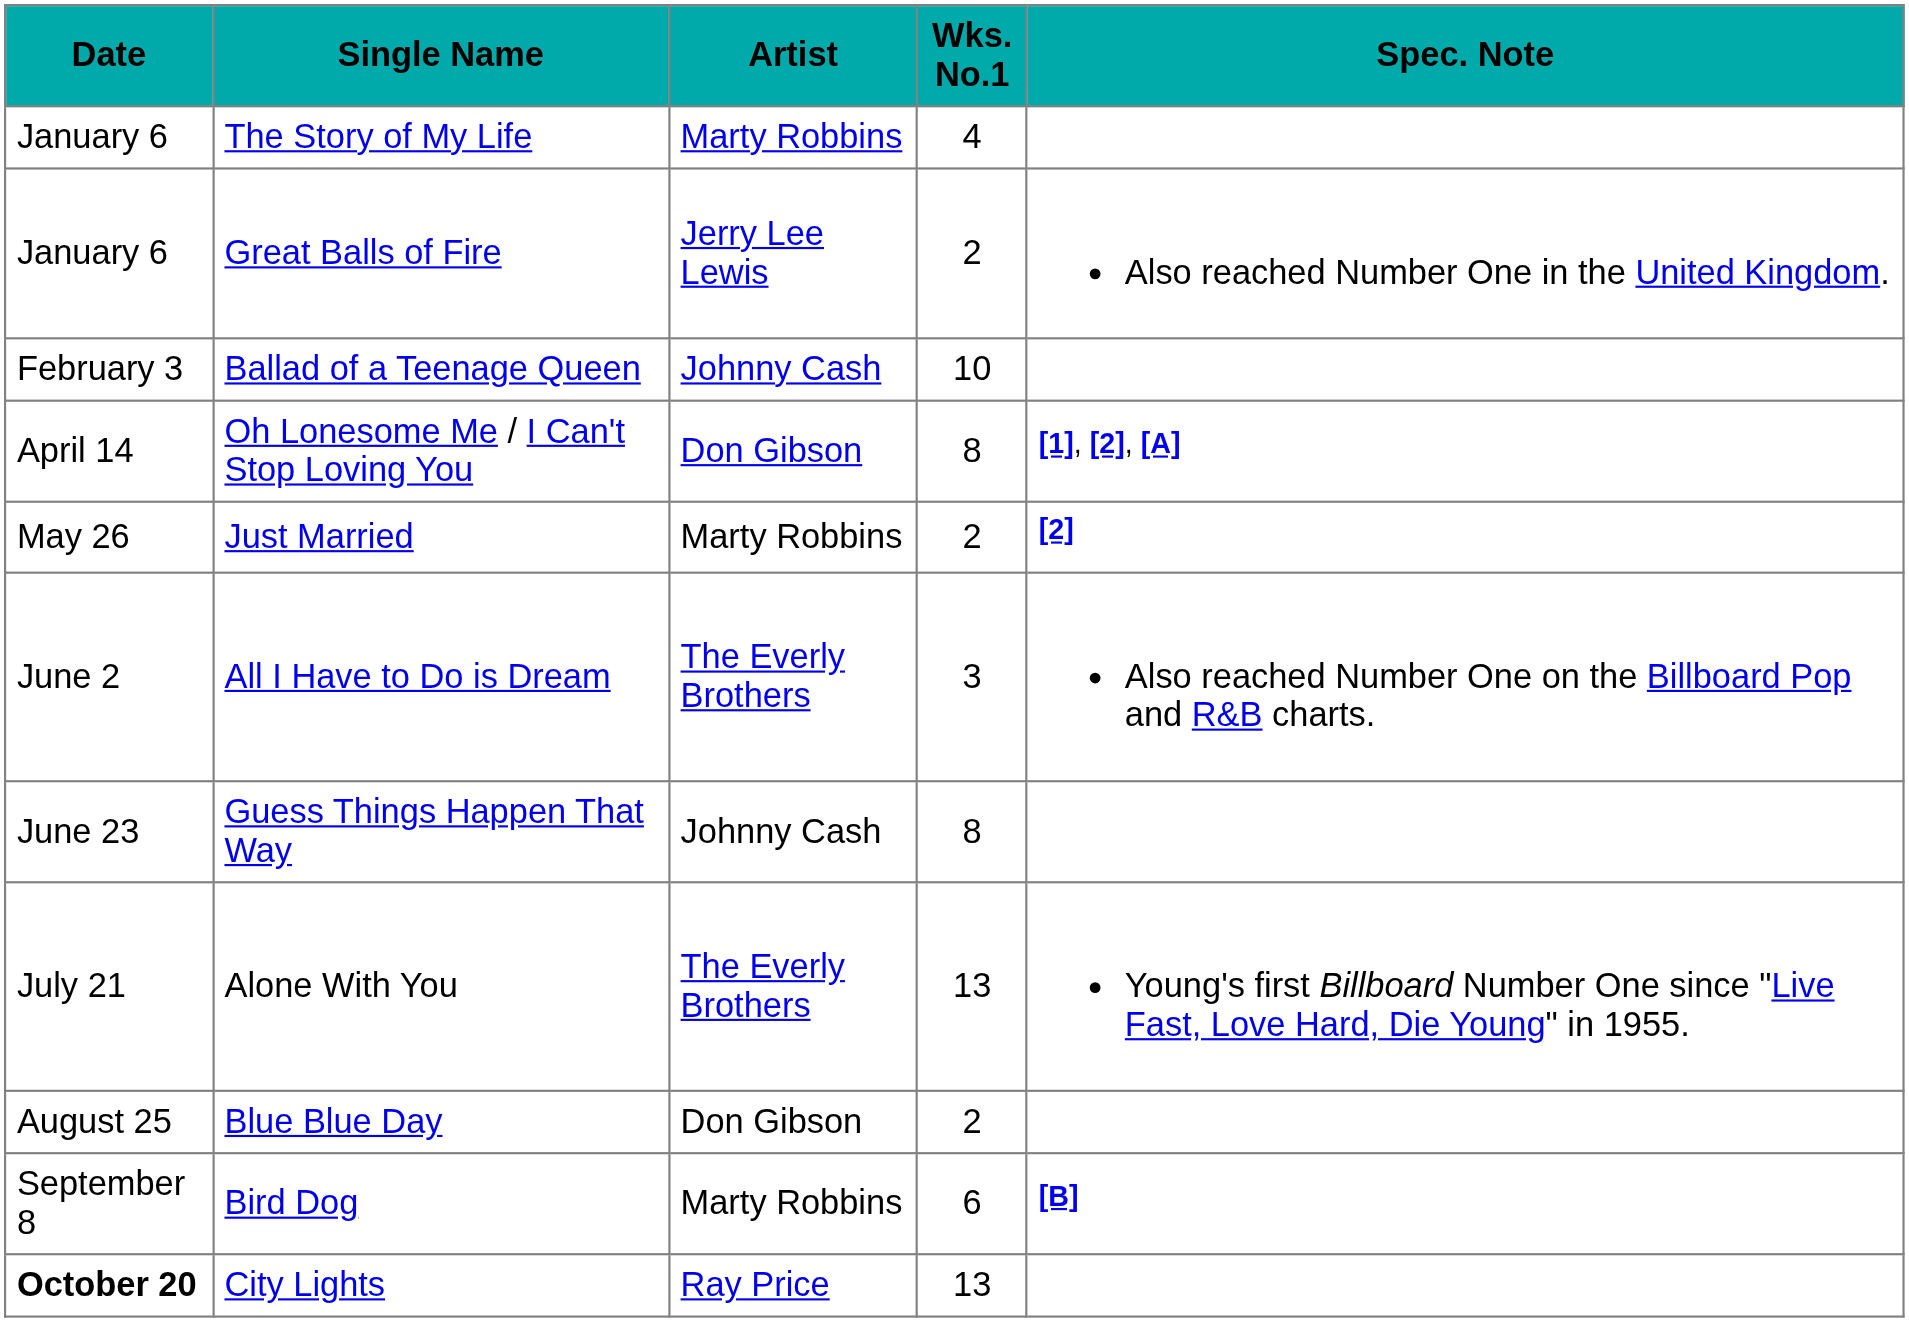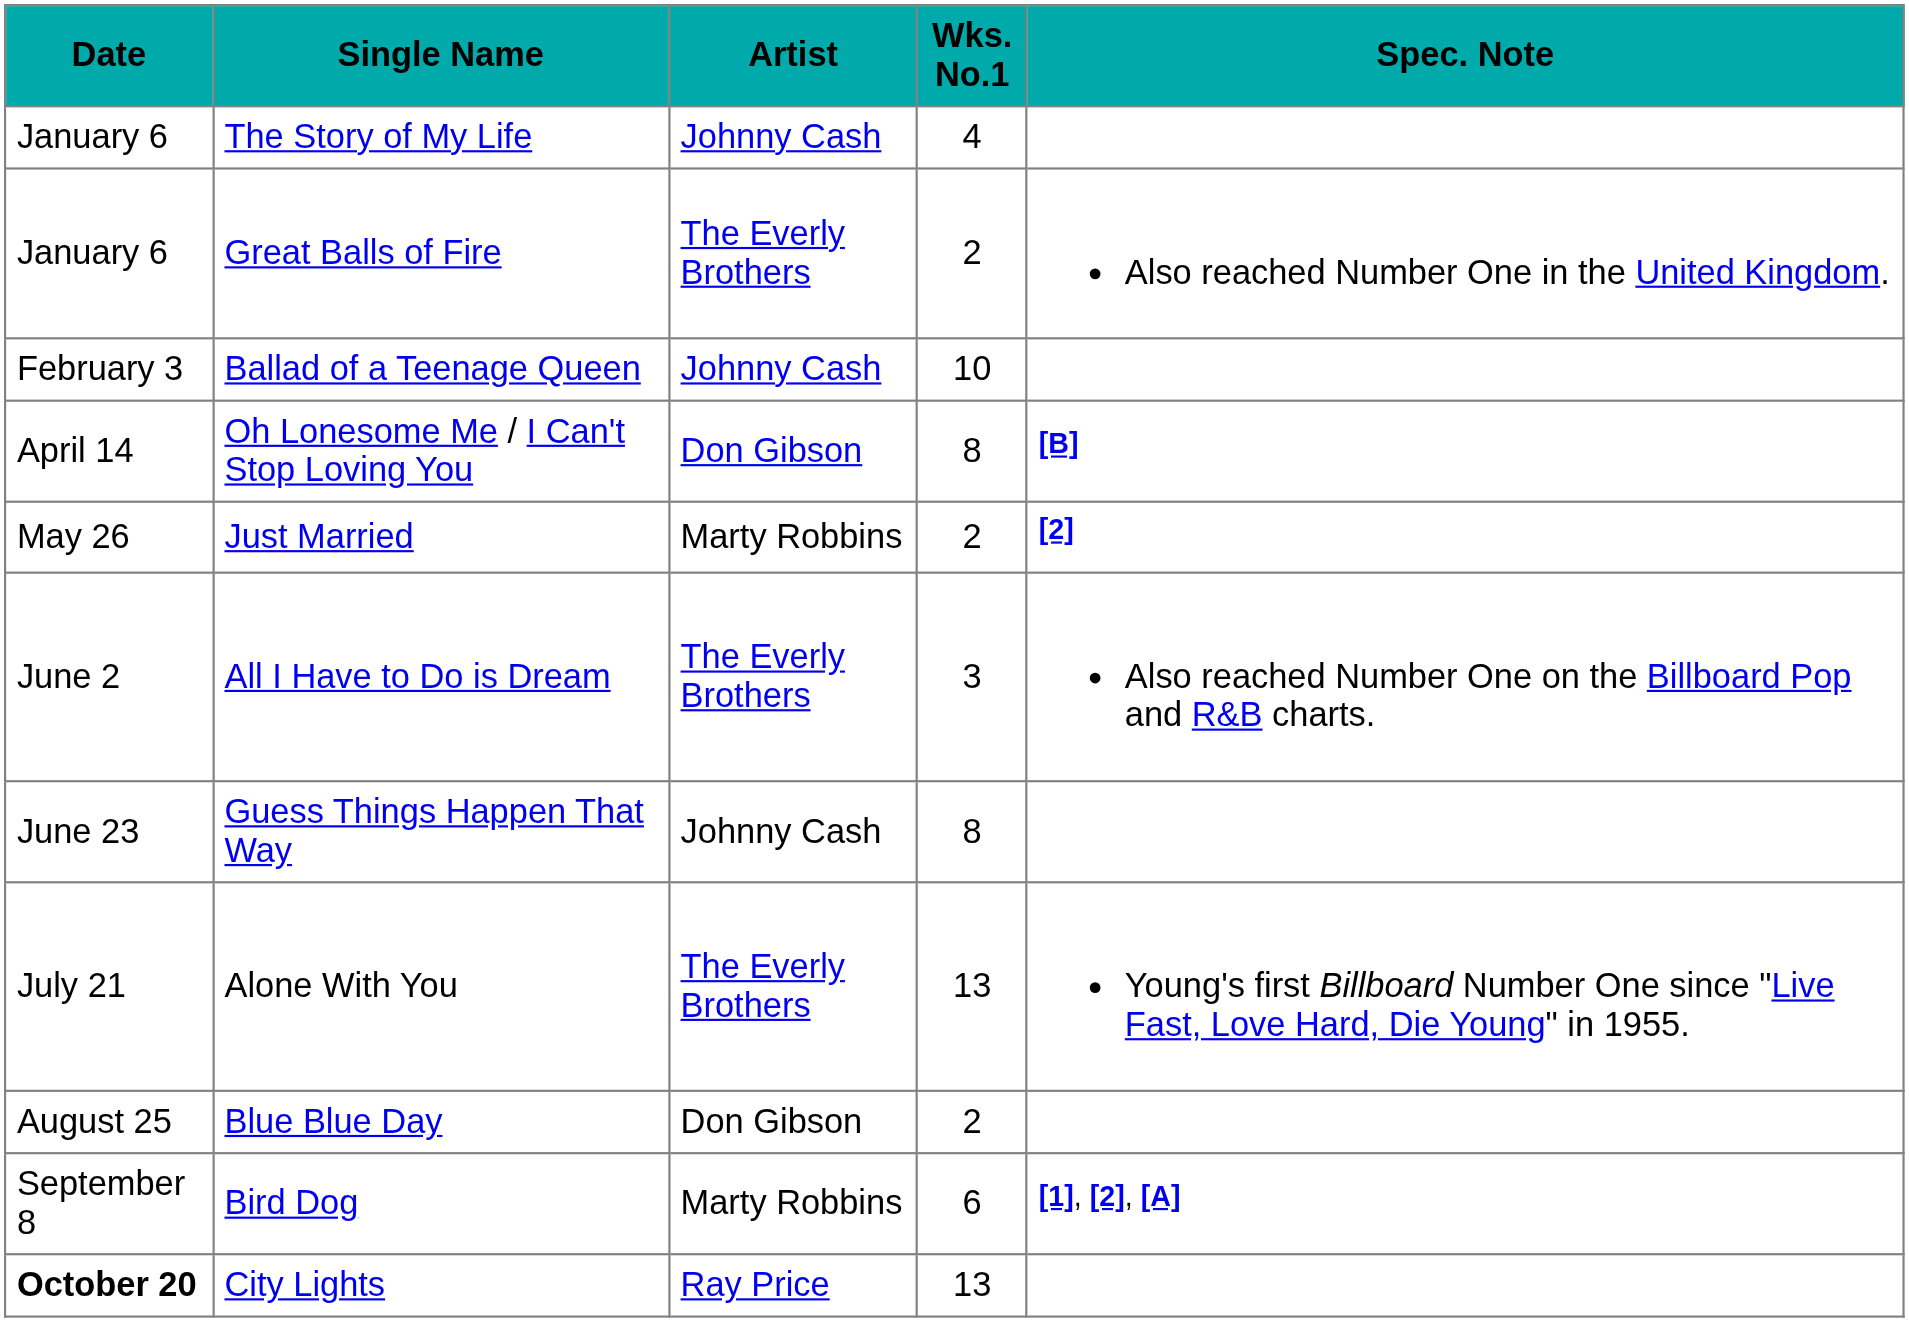(791, 136) Marty Robbins -> (781, 136) Johnny Cash
(752, 252) Jerry Lee Lewis -> (763, 252) The Everly Brothers
(1110, 443) [1], [2], [A] -> (1059, 443) [B]
(1059, 1197) [B] -> (1110, 1197) [1], [2], [A]
